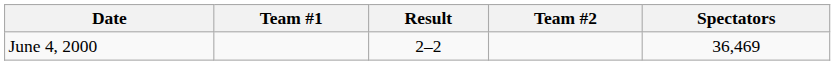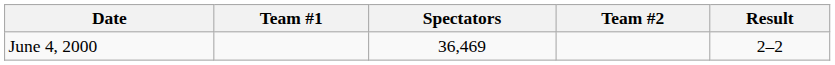columns swapped: (428, 18) <-> (736, 18)
